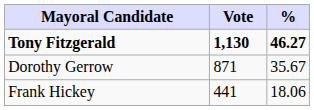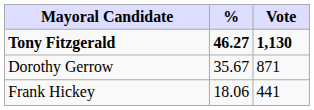columns swapped: (238, 17) <-> (288, 17)
